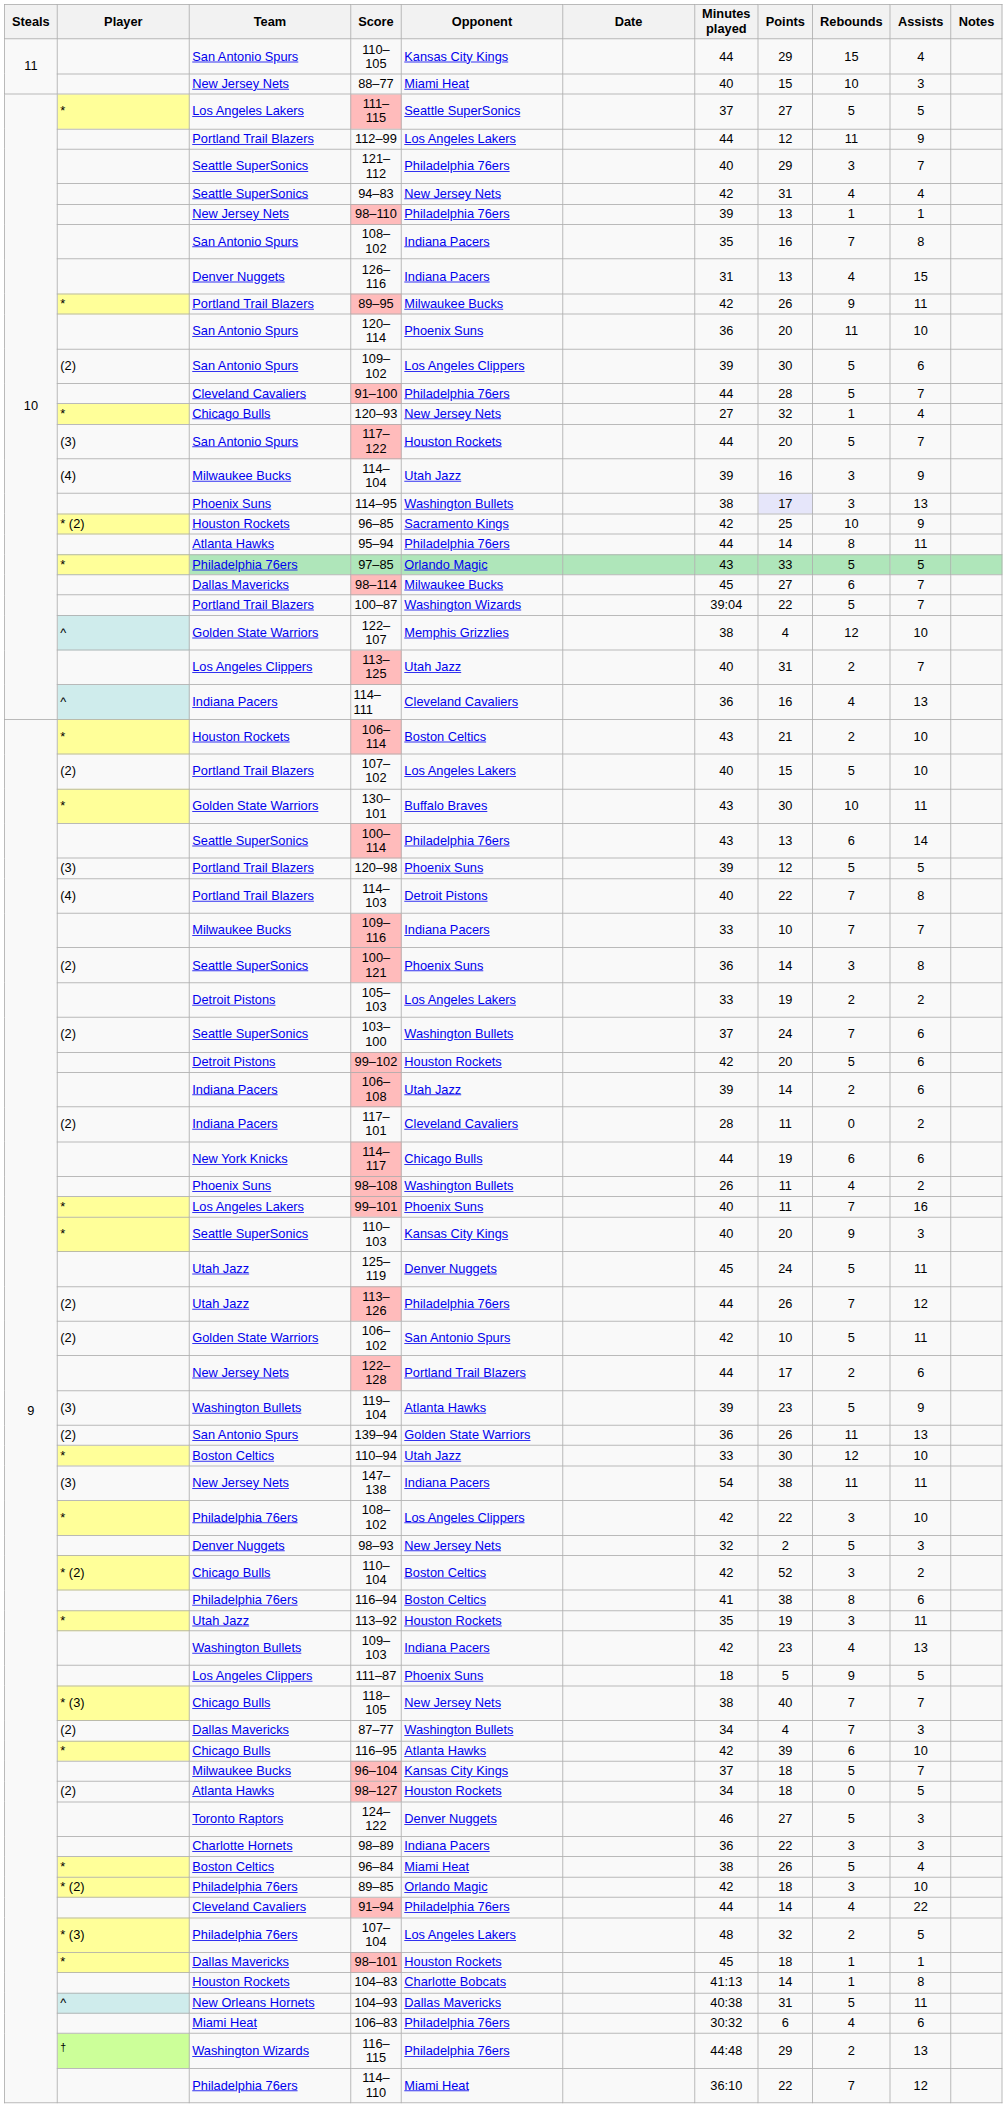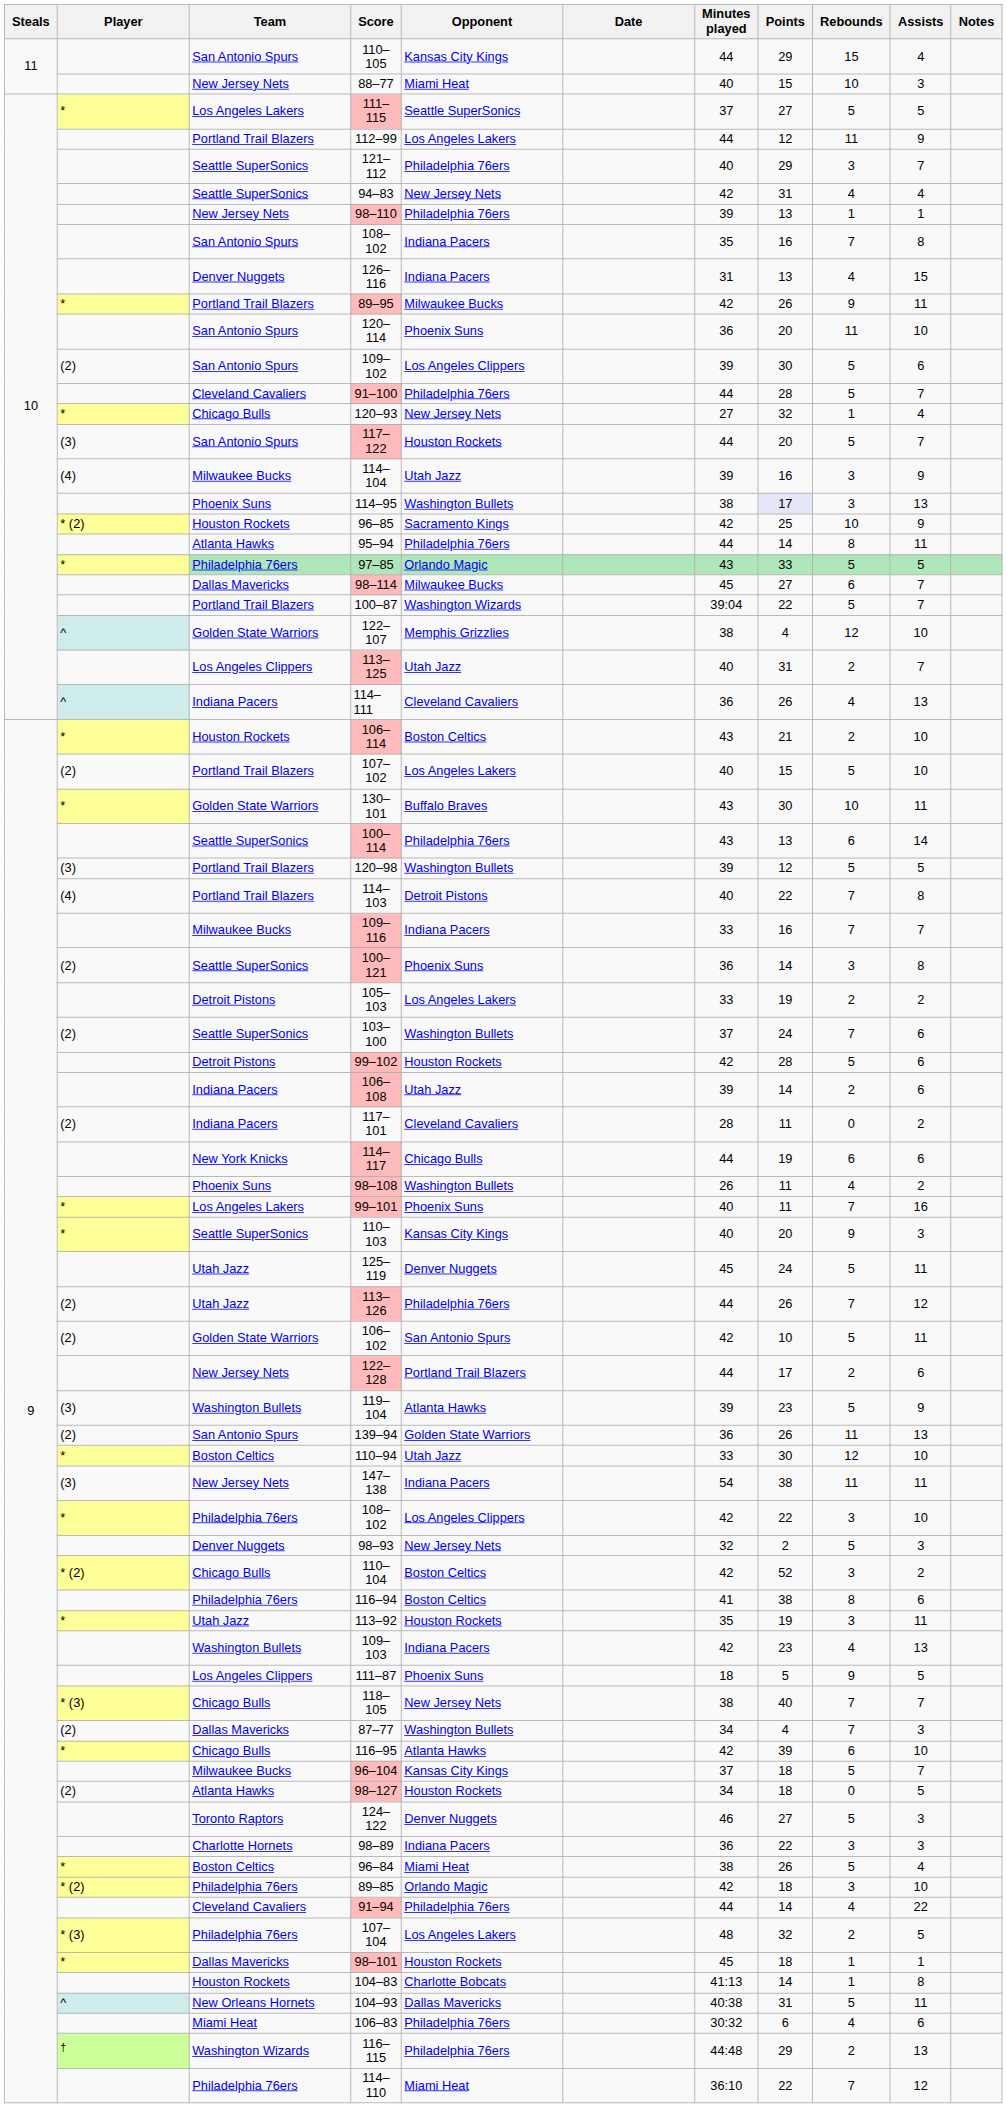(785, 702) 16 -> (785, 702) 26
(444, 868) Phoenix Suns -> (459, 868) Washington Bullets
(785, 930) 10 -> (785, 930) 16
(785, 1062) 20 -> (785, 1062) 28
